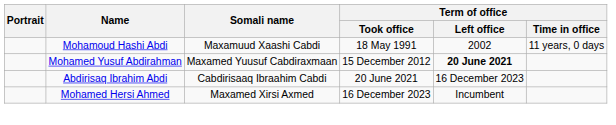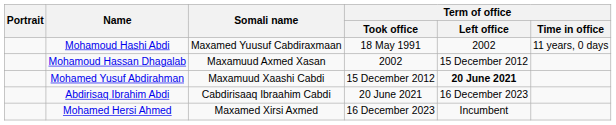(262, 45) Maxamuud Xaashi Cabdi -> (266, 45) Maxamed Yuusuf Cabdiraxmaan
+ row: (117, 62)
(262, 62) Maxamed Yuusuf Cabdiraxmaan -> (266, 78) Maxamuud Xaashi Cabdi
